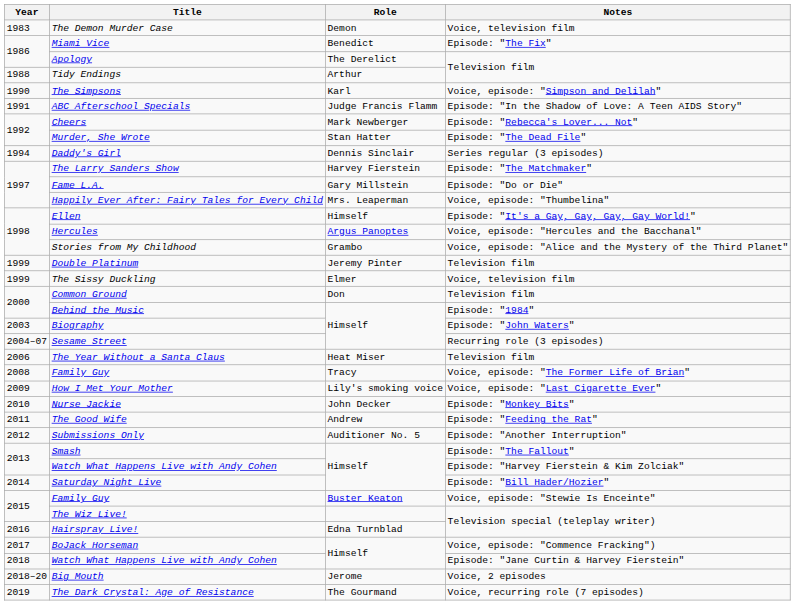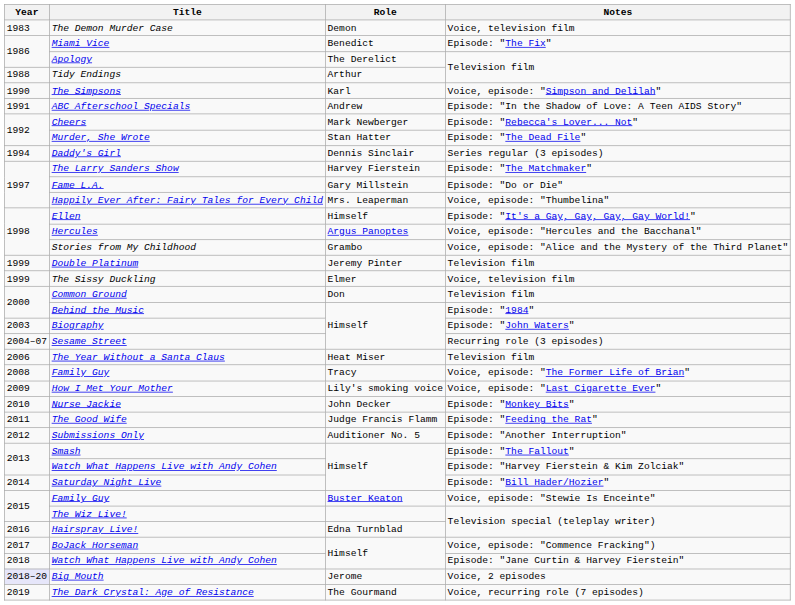(382, 106) Judge Francis Flamm -> (345, 106) Andrew
(345, 420) Andrew -> (382, 420) Judge Francis Flamm
(27, 577) no background -> (27, 577) lavender background
